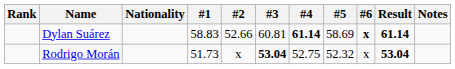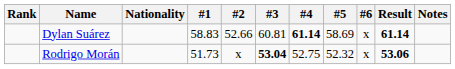(366, 34) bold -> (366, 34) normal
(395, 53) 53.04 -> (395, 53) 53.06
